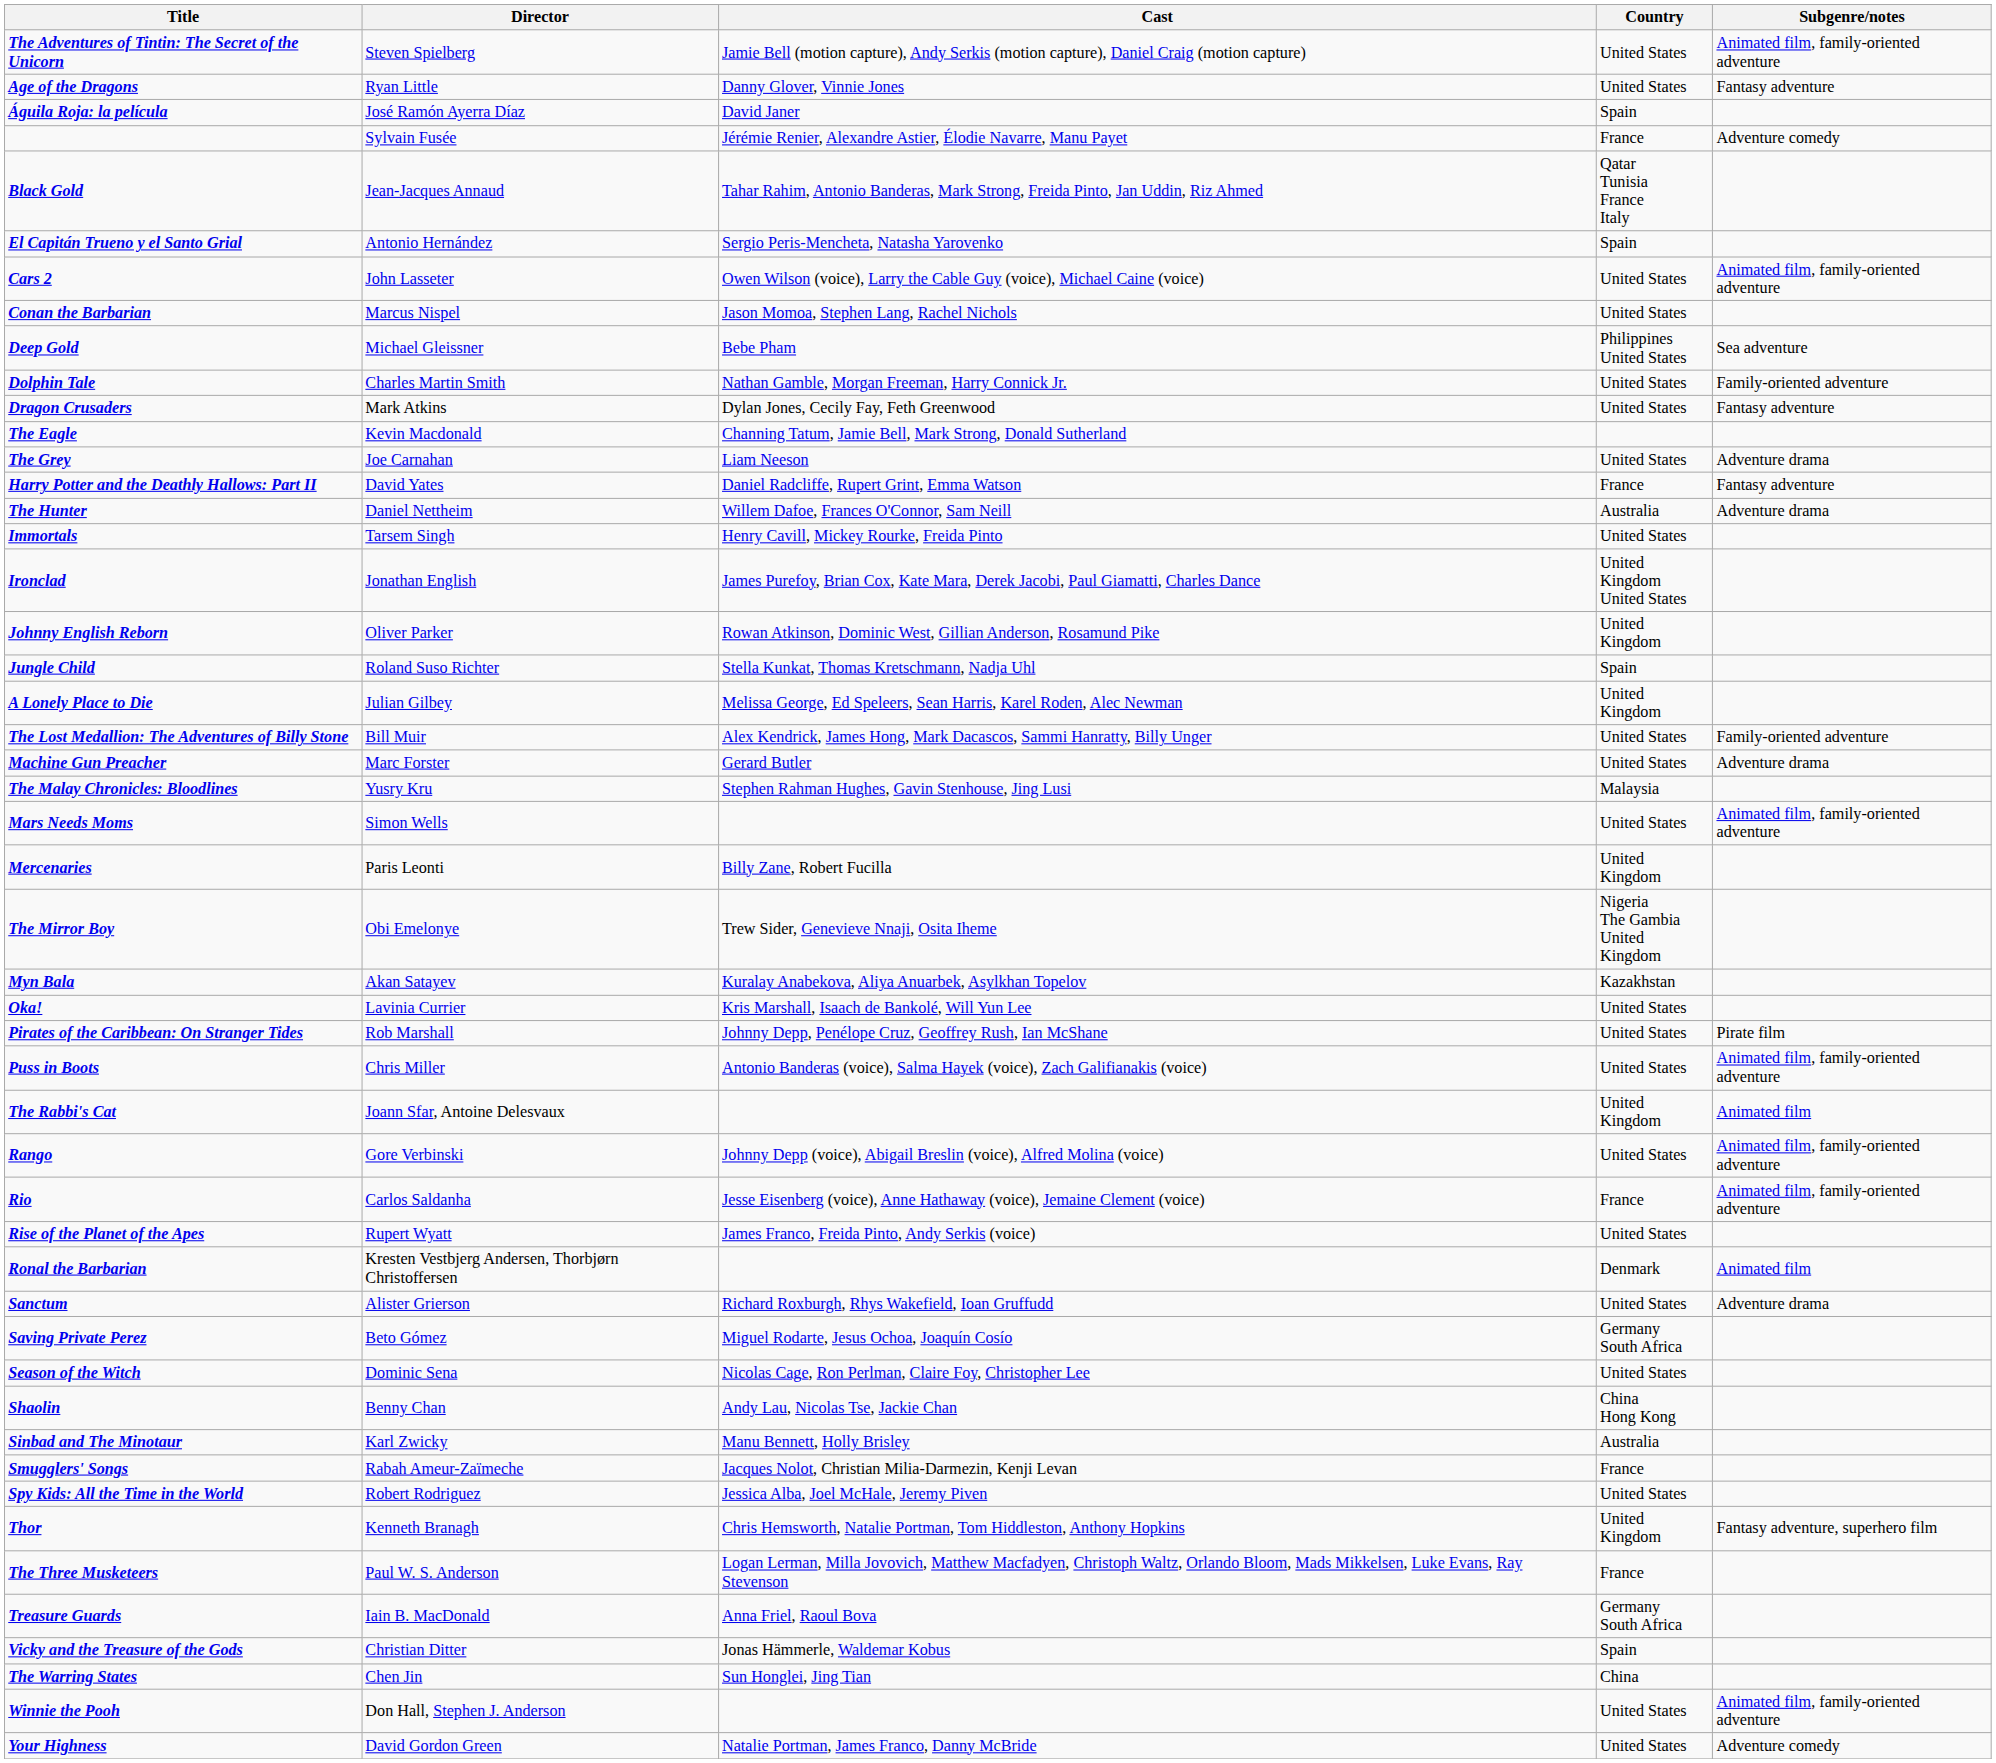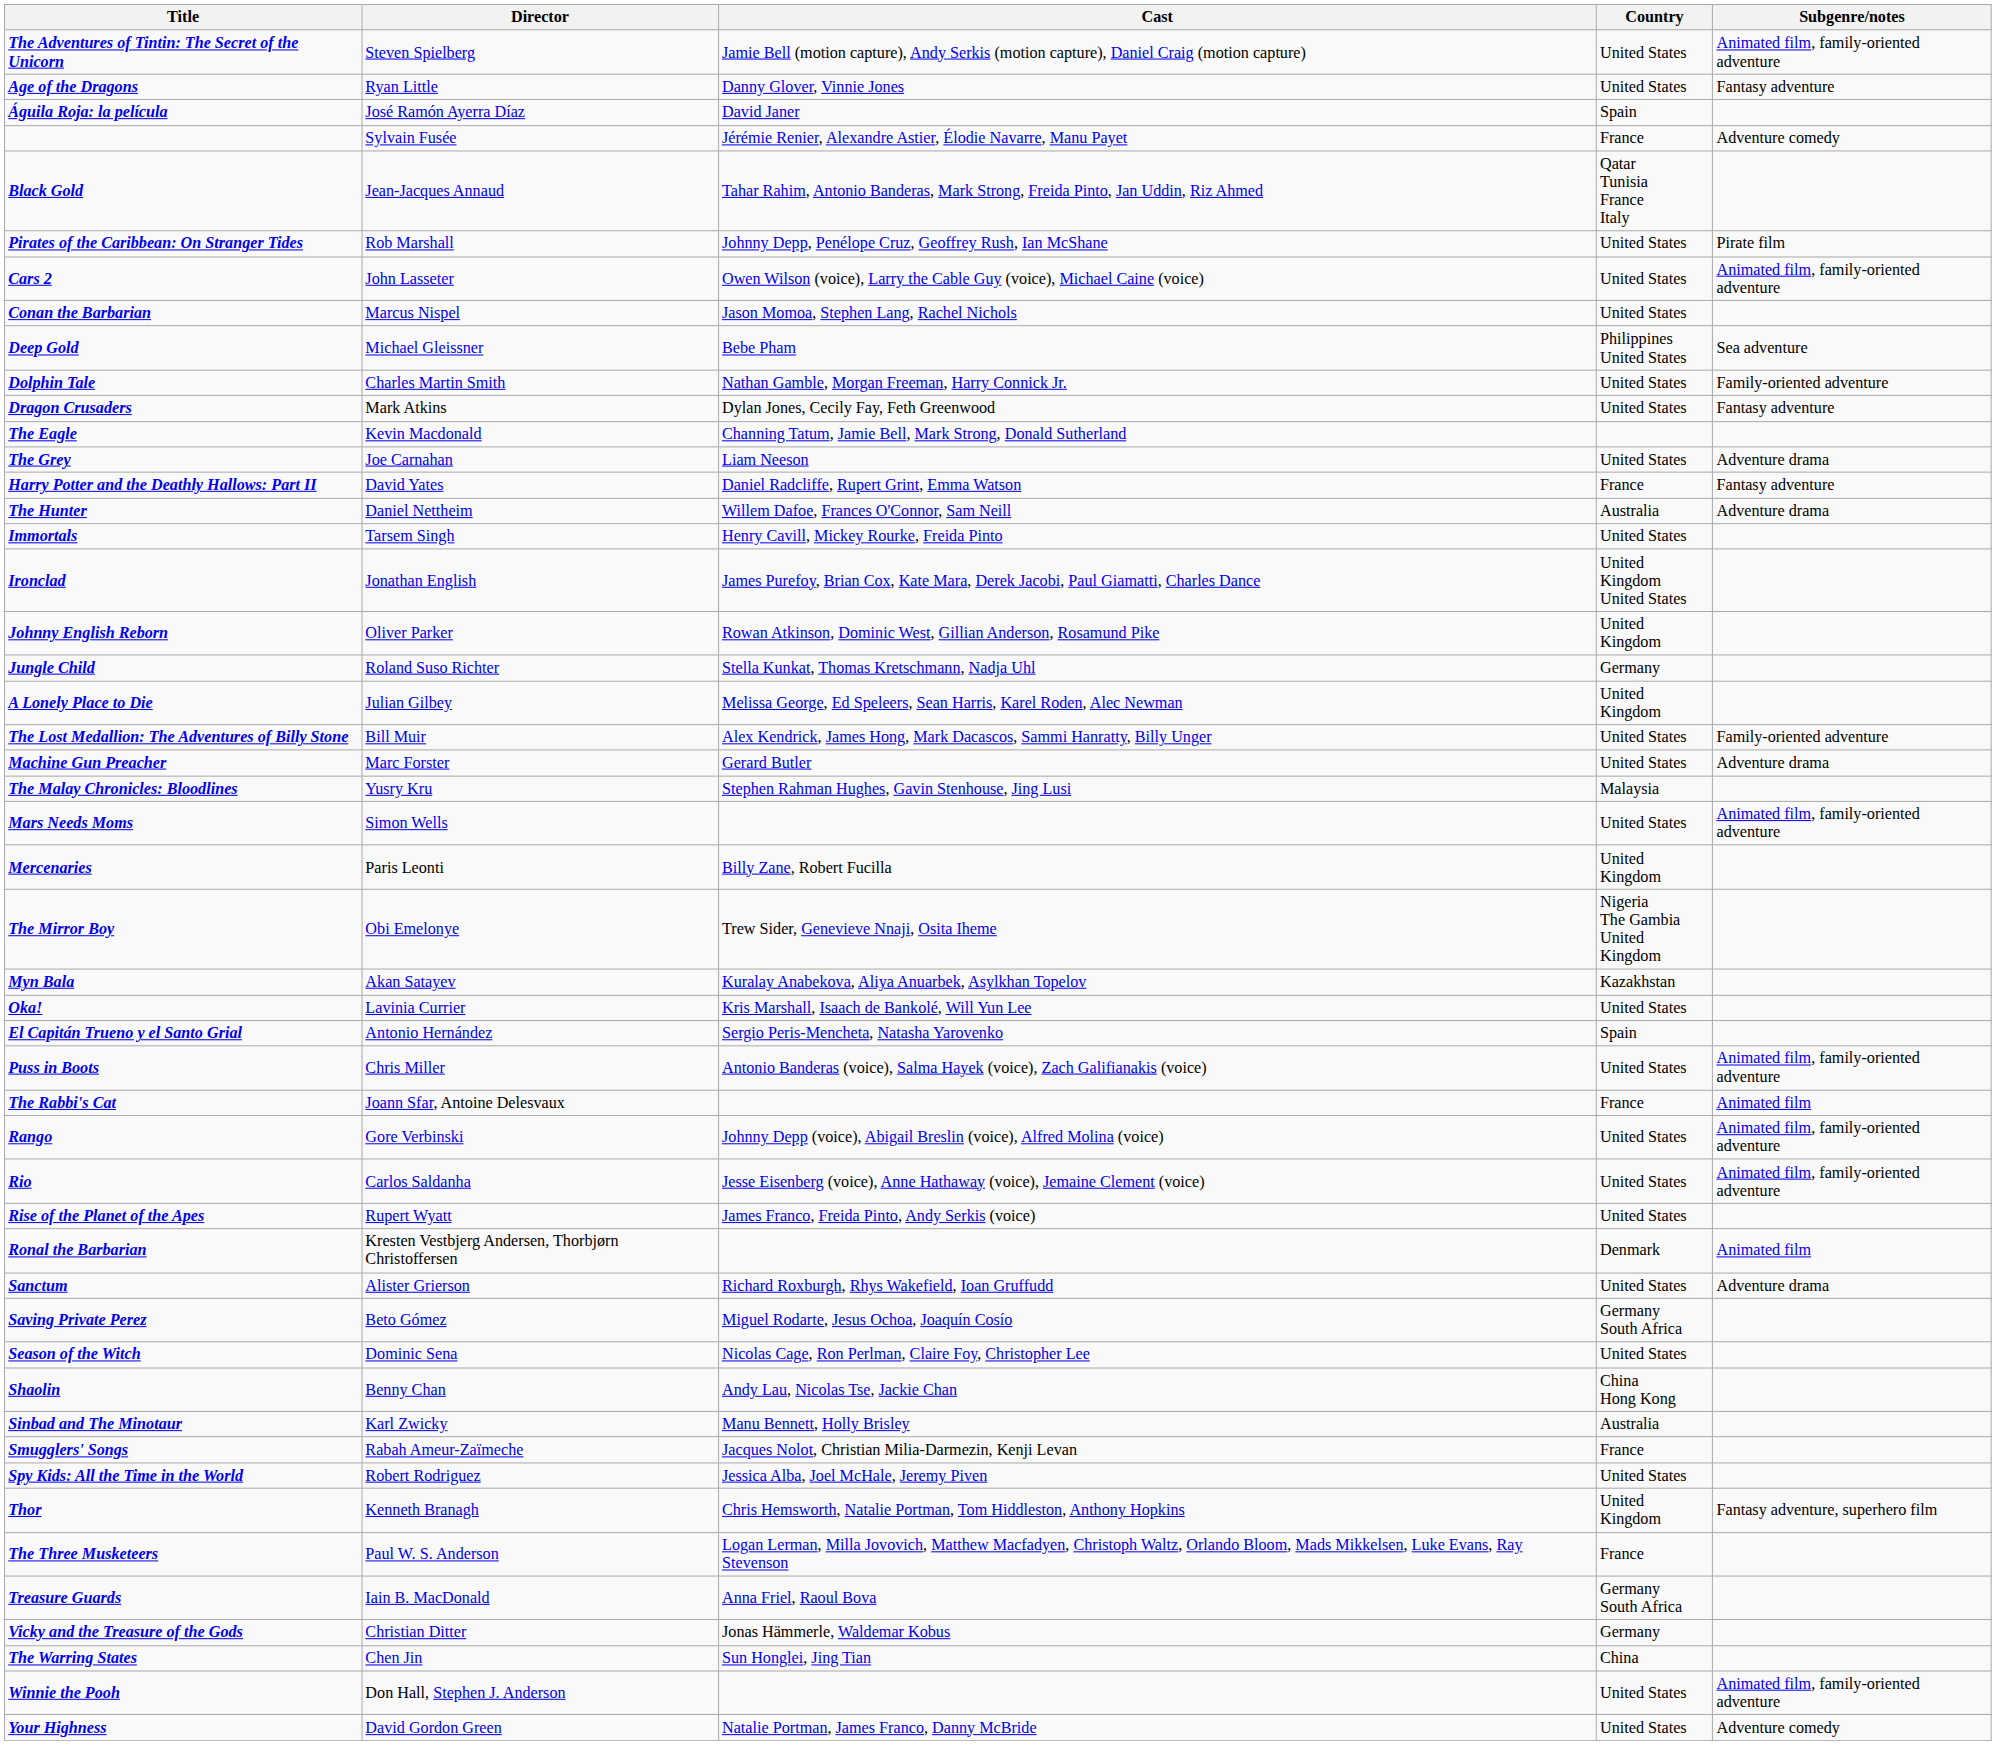rows swapped: (125, 243) <-> (156, 1033)
(1618, 667) Spain -> (1630, 667) Germany
(1631, 1111) United Kingdom -> (1622, 1102) France
(1622, 1199) France -> (1643, 1181) United States
(1618, 1650) Spain -> (1630, 1632) Germany
